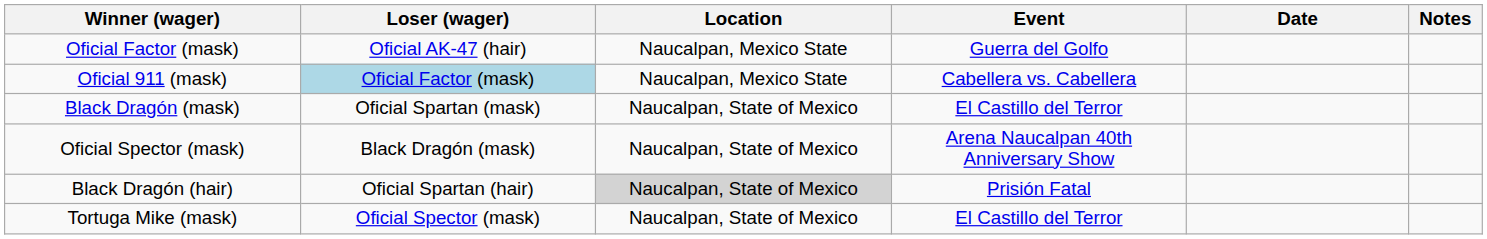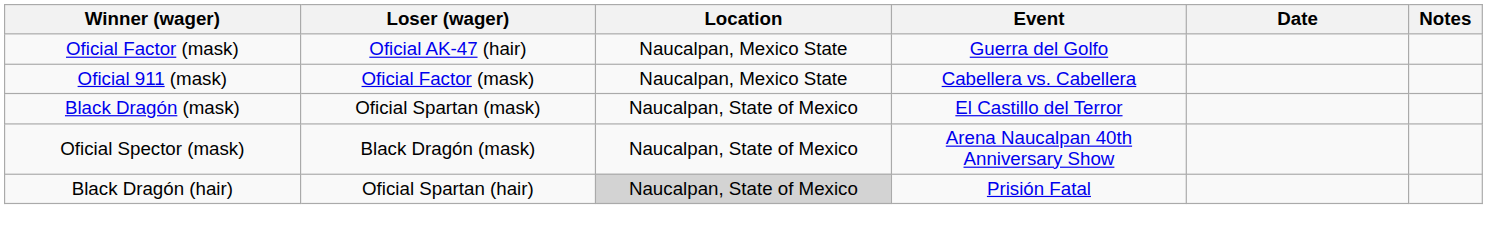(448, 78) lightblue background -> (448, 78) no background
- row: (152, 218)
